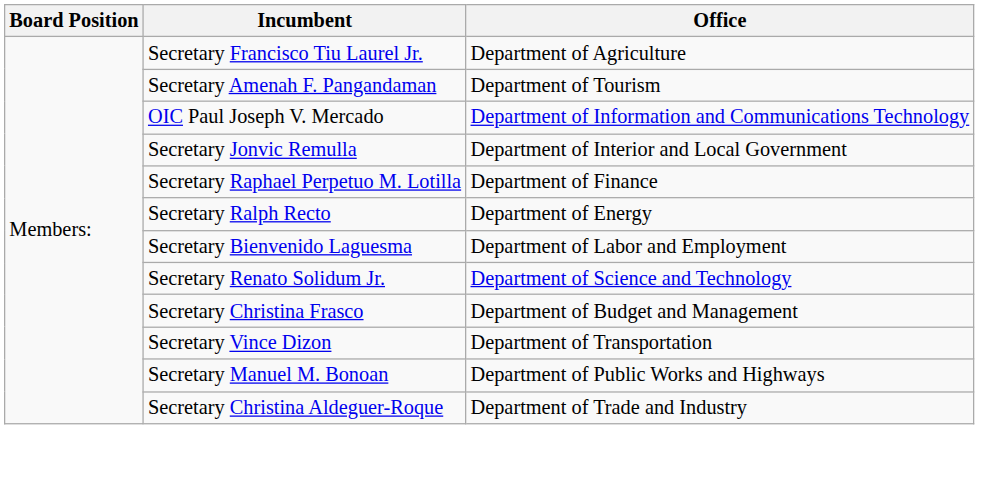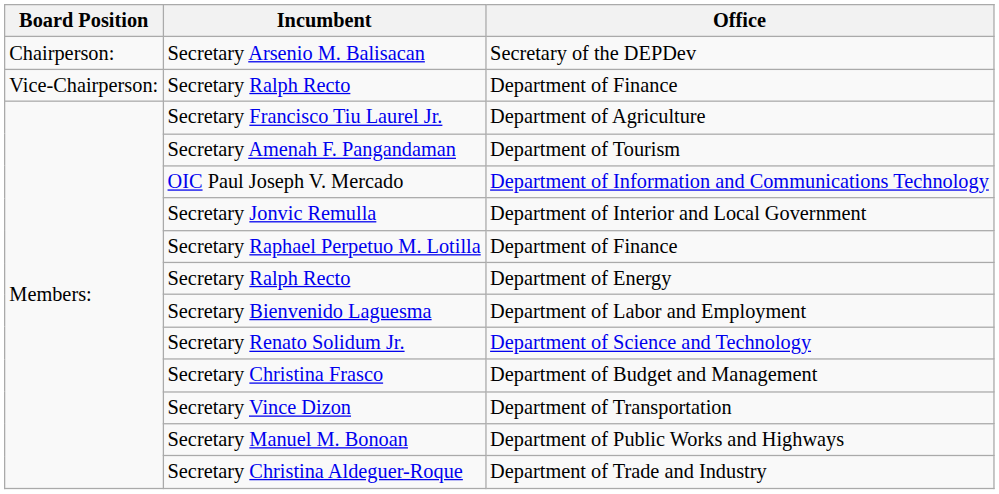+ row: (62, 52)
+ row: (84, 85)
